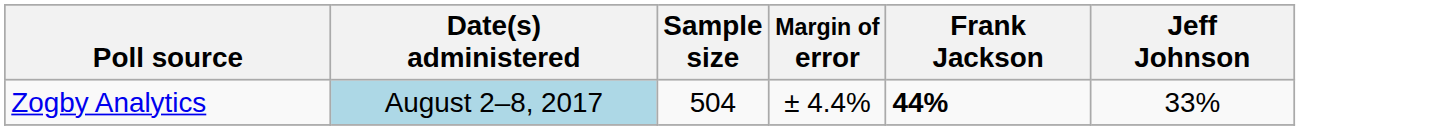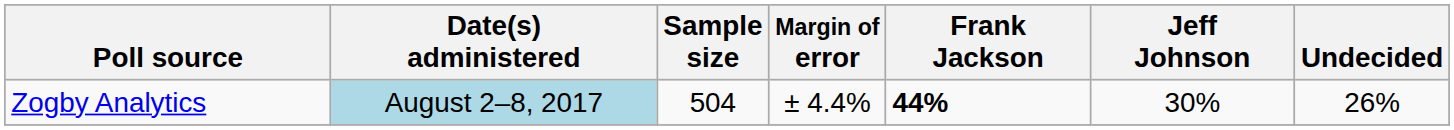+ column: (1372, 57)
(1192, 102) 33% -> (1192, 102) 30%
